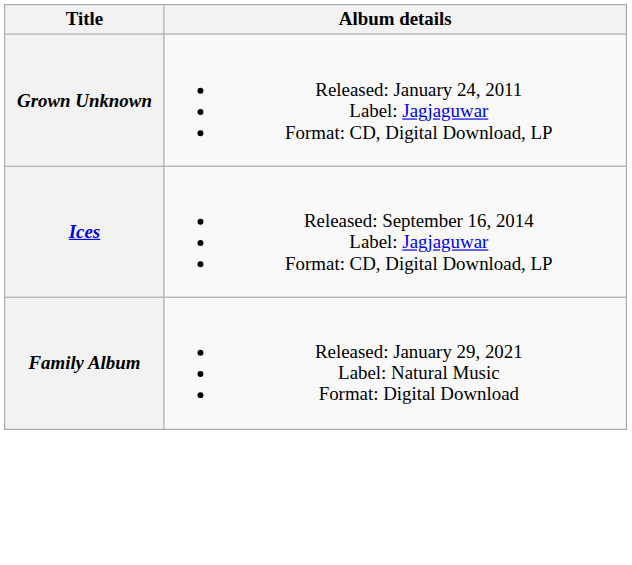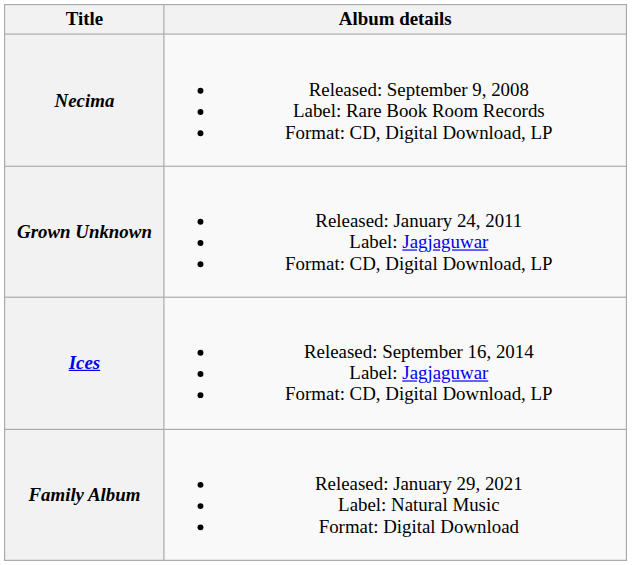+ row: (84, 100)
